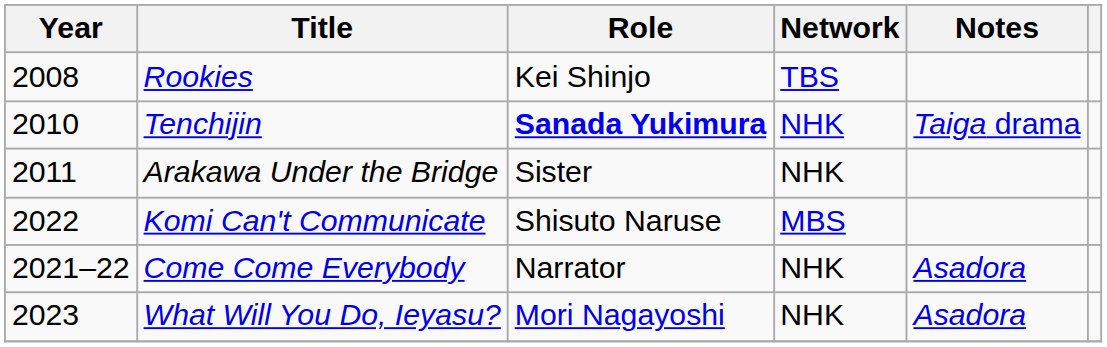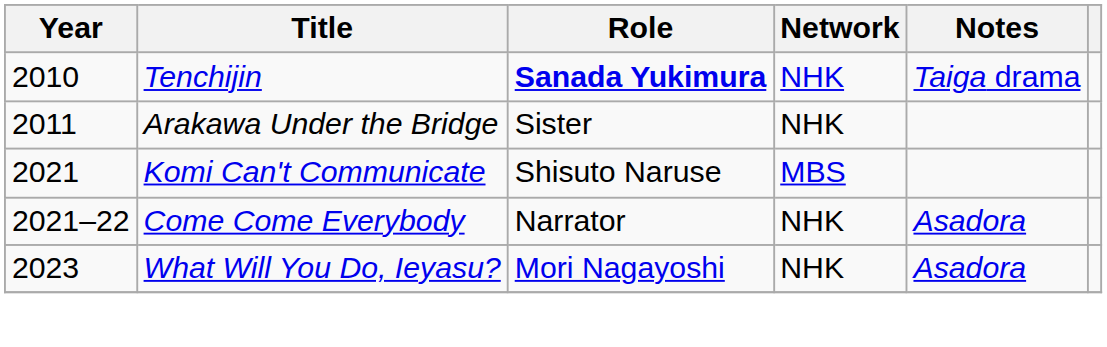- row: (198, 76)
(46, 220) 2022 -> (46, 172) 2021
